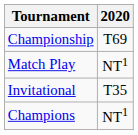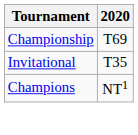- row: (42, 64)
